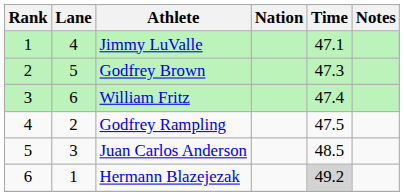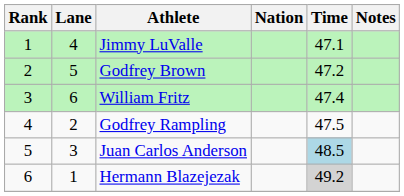(330, 71) 47.3 -> (330, 71) 47.2
(330, 151) no background -> (330, 151) lightblue background
